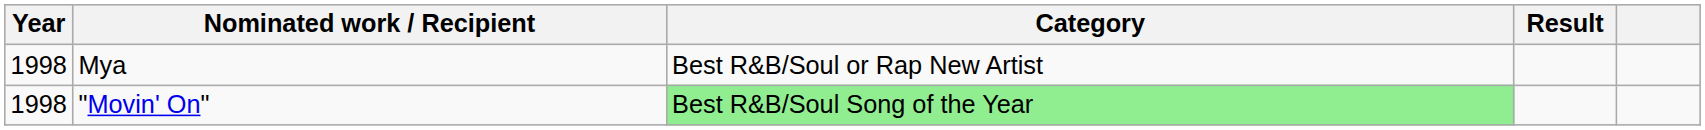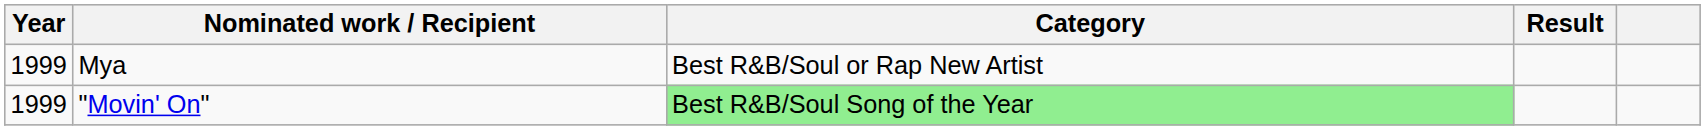(39, 64) 1998 -> (39, 64) 1999
(39, 104) 1998 -> (39, 104) 1999
